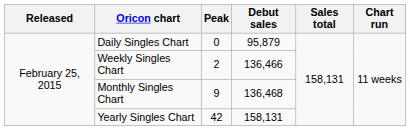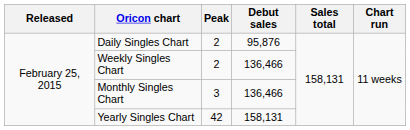(216, 42) 0 -> (216, 42) 2
(263, 42) 95,879 -> (263, 42) 95,876
(216, 94) 9 -> (216, 94) 3
(263, 94) 136,468 -> (263, 94) 136,466
